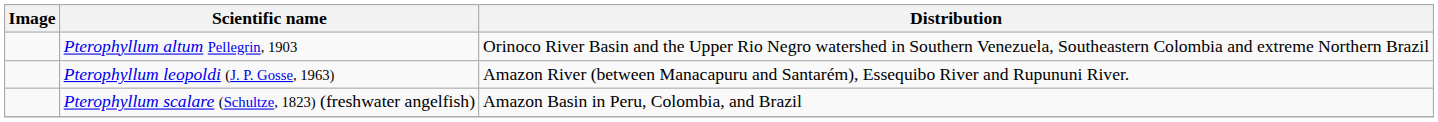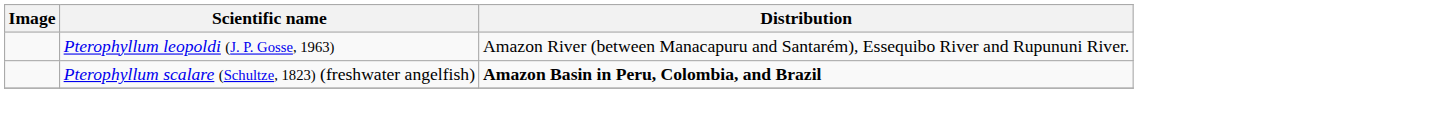- row: (180, 46)
(642, 102) normal -> (652, 74) bold
